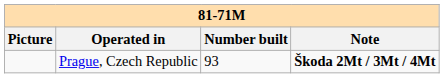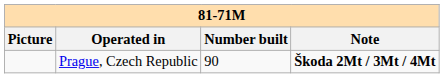(212, 61) 93 -> (212, 61) 90
